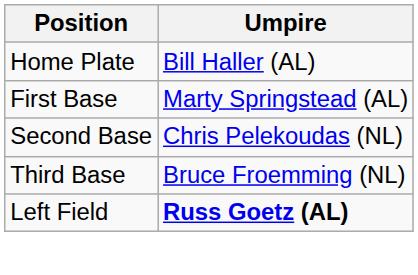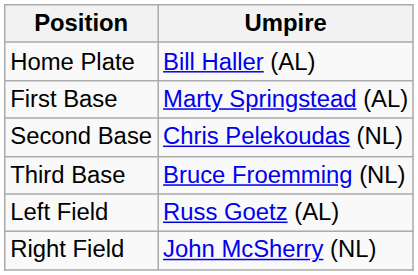(256, 212) bold -> (251, 212) normal
+ row: (67, 250)
